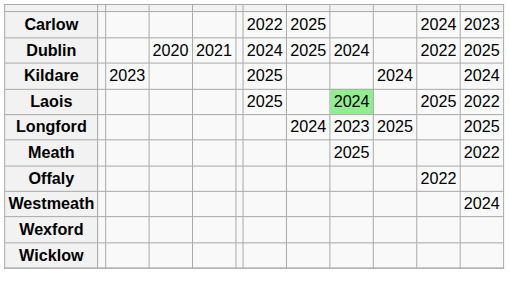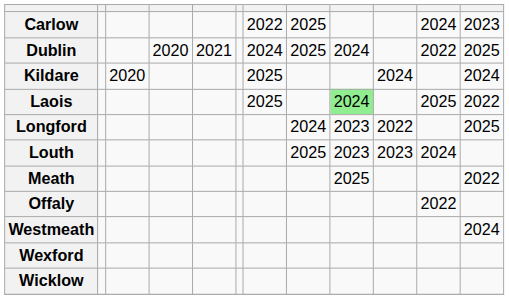(127, 76) 2023 -> (127, 76) 2020
(395, 127) 2025 -> (395, 127) 2022
+ row: (51, 152)
